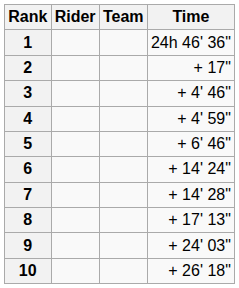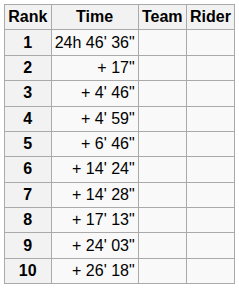columns swapped: (75, 17) <-> (191, 17)
